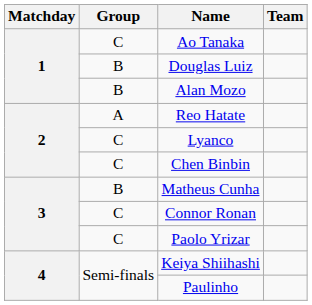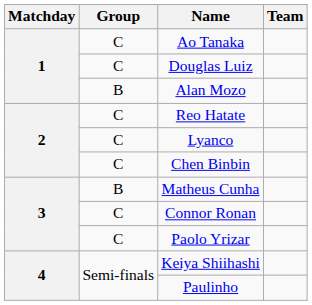(118, 66) B -> (118, 66) C
(118, 115) A -> (118, 115) C
